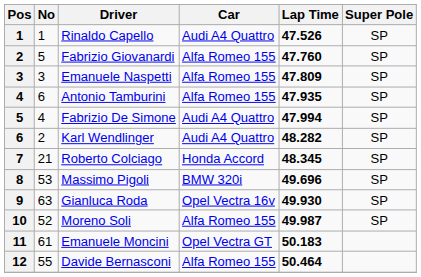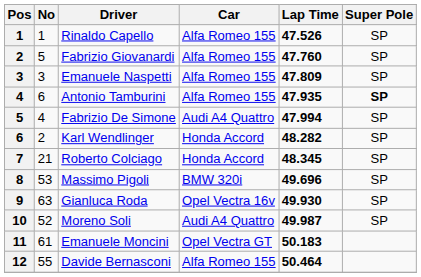(228, 35) Audi A4 Quattro -> (229, 35) Alfa Romeo 155
(379, 97) normal -> (379, 97) bold
(228, 138) Audi A4 Quattro -> (223, 138) Honda Accord
(229, 220) Alfa Romeo 155 -> (228, 220) Audi A4 Quattro
